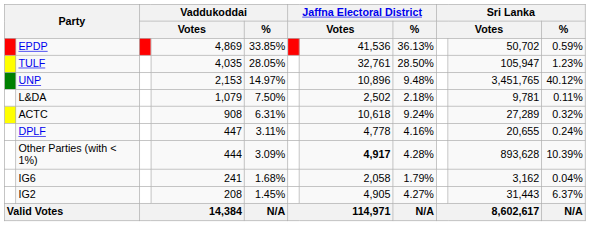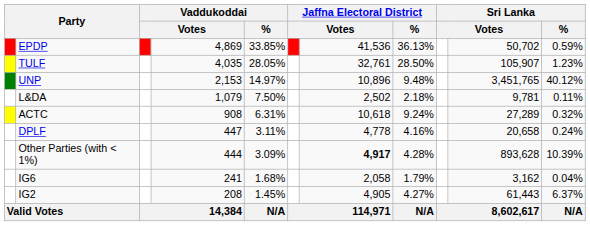(520, 64) 105,947 -> (520, 64) 105,907
(523, 132) 20,655 -> (523, 132) 20,658
(523, 195) 31,443 -> (523, 195) 61,443
